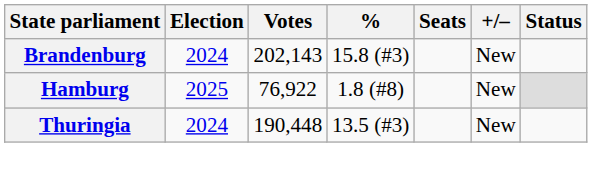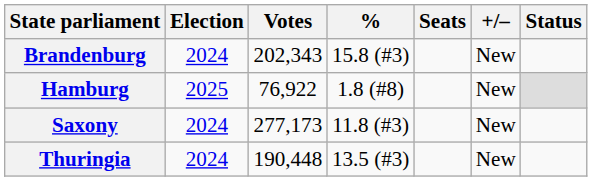(288, 55) 202,143 -> (288, 55) 202,343
+ row: (85, 123)
